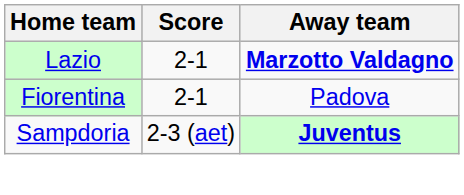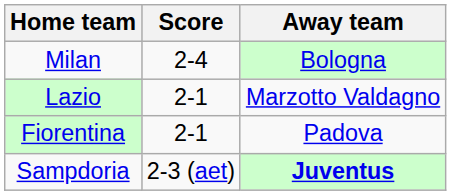+ row: (73, 60)
(350, 60) bold -> (343, 97) normal
